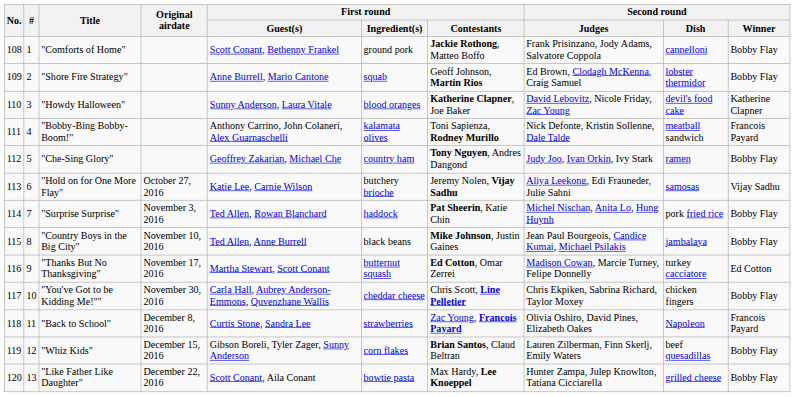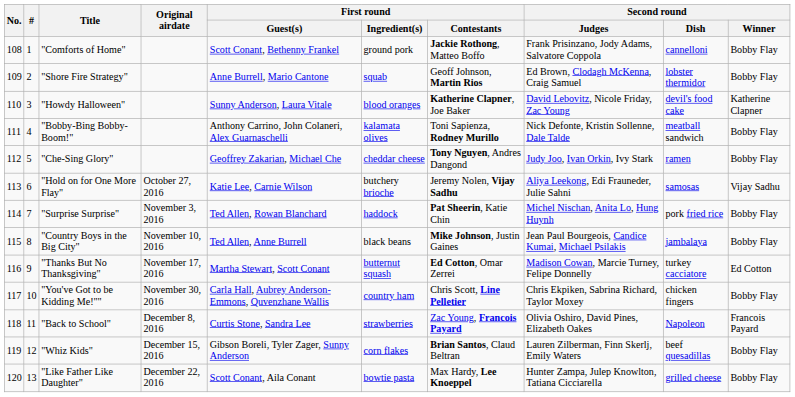(748, 132) Francois Payard -> (754, 132) Bobby Flay
(389, 159) country ham -> (394, 159) cheddar cheese
(394, 296) cheddar cheese -> (389, 296) country ham
